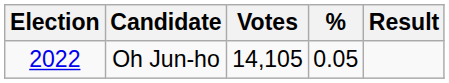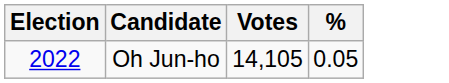- column: (404, 22)
